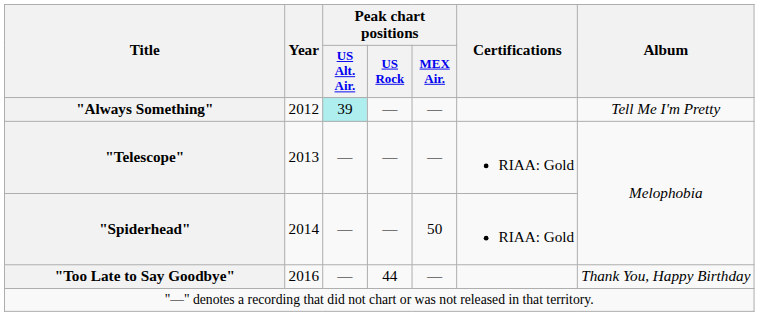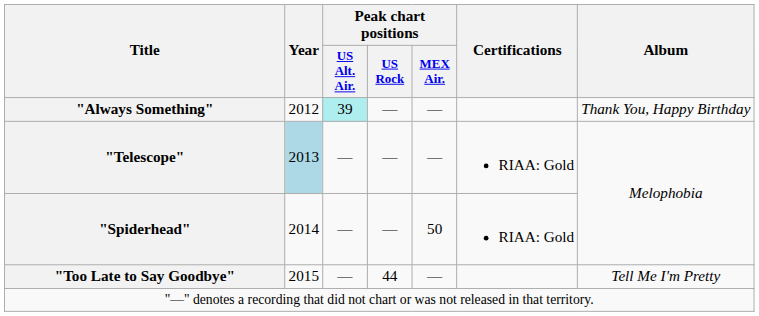(666, 109) Tell Me I'm Pretty -> (666, 109) Thank You, Happy Birthday
(304, 157) no background -> (304, 157) lightblue background
(304, 276) 2016 -> (304, 276) 2015
(666, 276) Thank You, Happy Birthday -> (666, 276) Tell Me I'm Pretty
